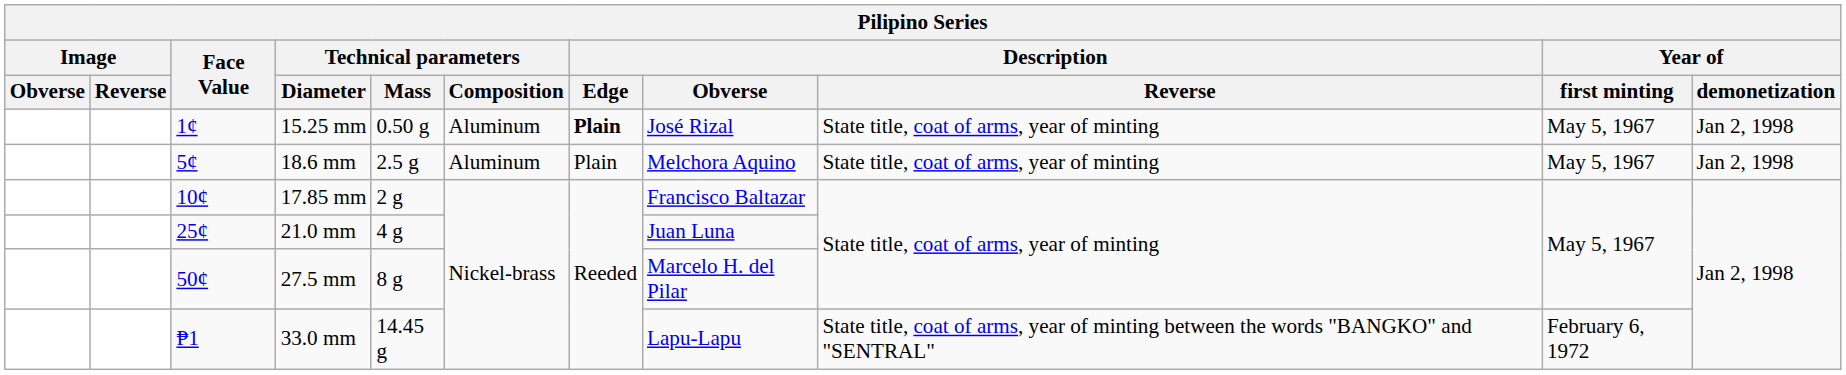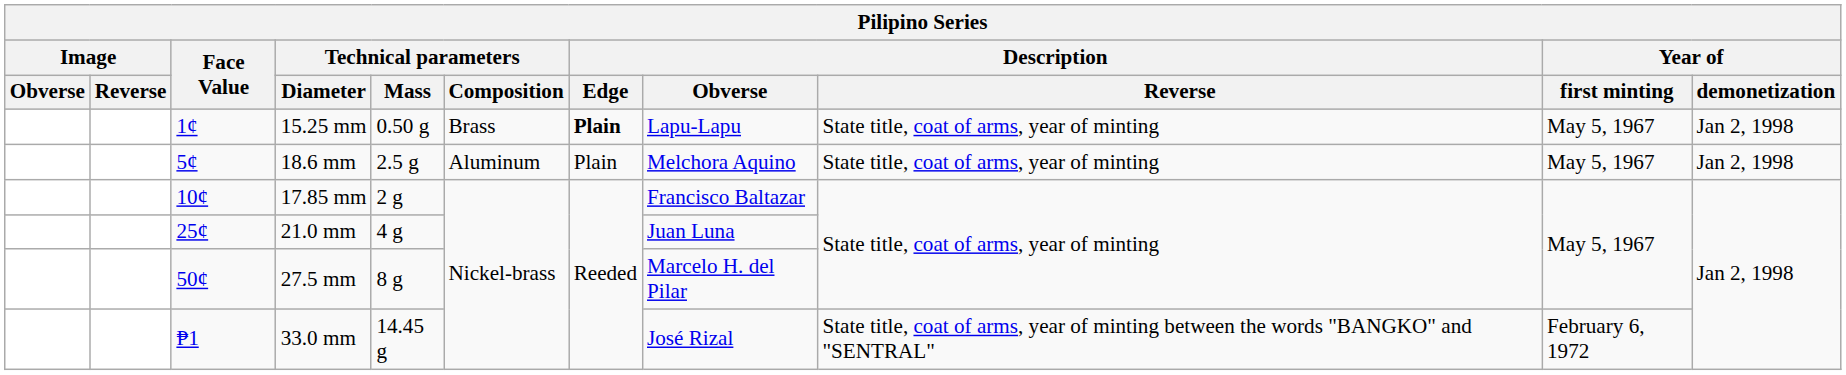(494, 127) Aluminum -> (472, 127) Brass
(690, 127) José Rizal -> (694, 127) Lapu-Lapu
(694, 339) Lapu-Lapu -> (690, 339) José Rizal
